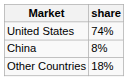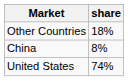rows swapped: (41, 31) <-> (46, 66)
